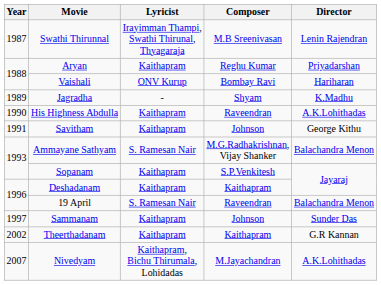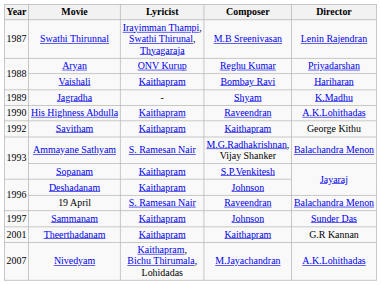(162, 66) Kaithapram -> (162, 66) ONV Kurup
(162, 81) ONV Kurup -> (162, 81) Kaithapram
(17, 129) 1991 -> (17, 129) 1992
(248, 129) Johnson -> (248, 129) Kaithapram
(248, 187) Kaithapram -> (248, 187) Johnson
(17, 234) 2002 -> (17, 234) 2001
